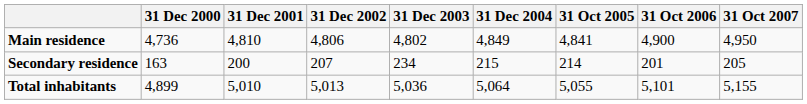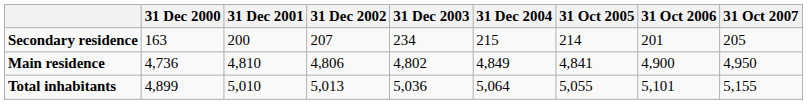rows swapped: (56, 39) <-> (73, 63)
